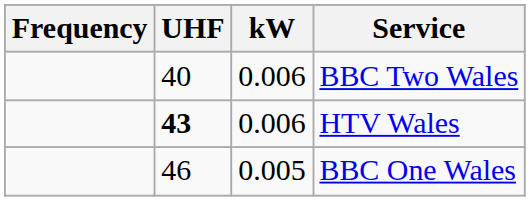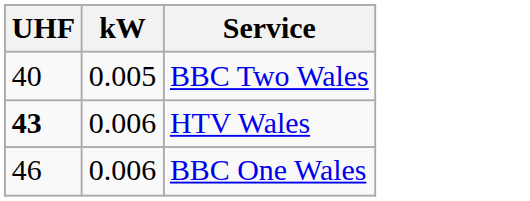- column: (80, 28)
(272, 75) 0.006 -> (122, 75) 0.005
(272, 170) 0.005 -> (122, 170) 0.006
